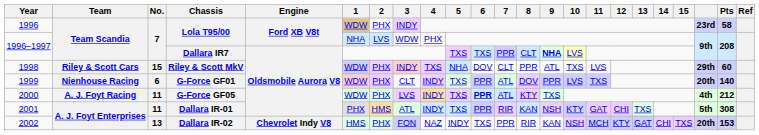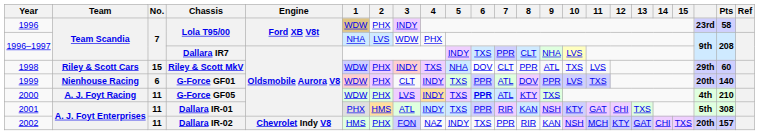(458, 53) TXS -> (458, 53) INDY
(552, 53) bold -> (552, 53) normal
(727, 94) 212 -> (726, 94) 210
(157, 122) 13 -> (157, 122) 11
(727, 122) 153 -> (726, 122) 157
